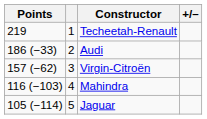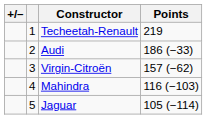columns swapped: (191, 13) <-> (35, 13)
